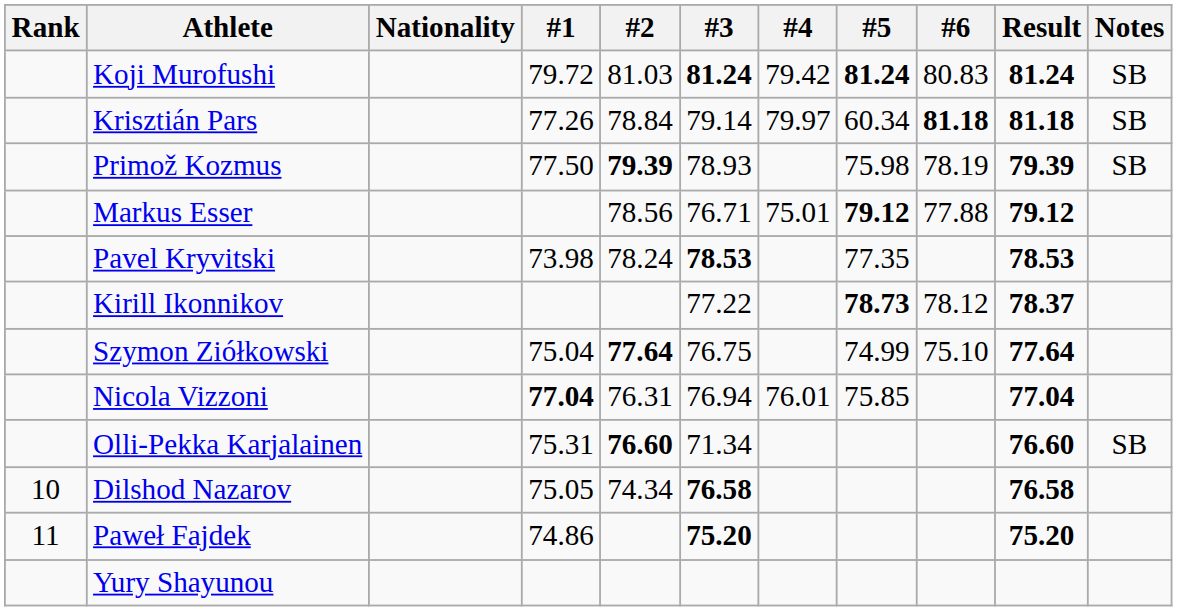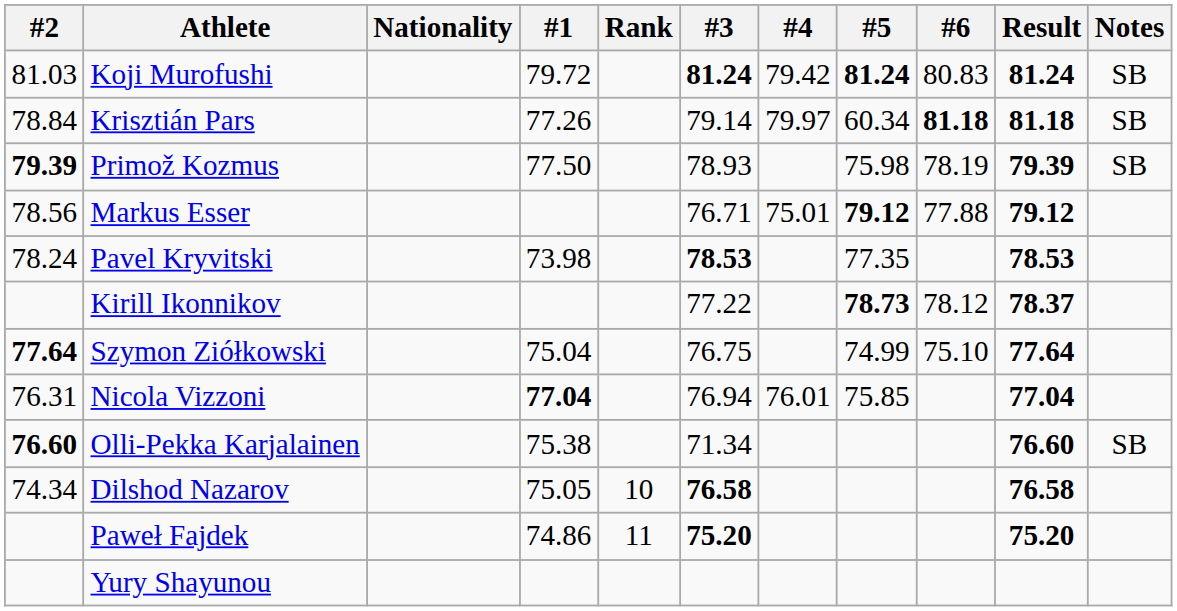columns swapped: (46, 27) <-> (640, 27)
(561, 443) 75.31 -> (559, 443) 75.38
